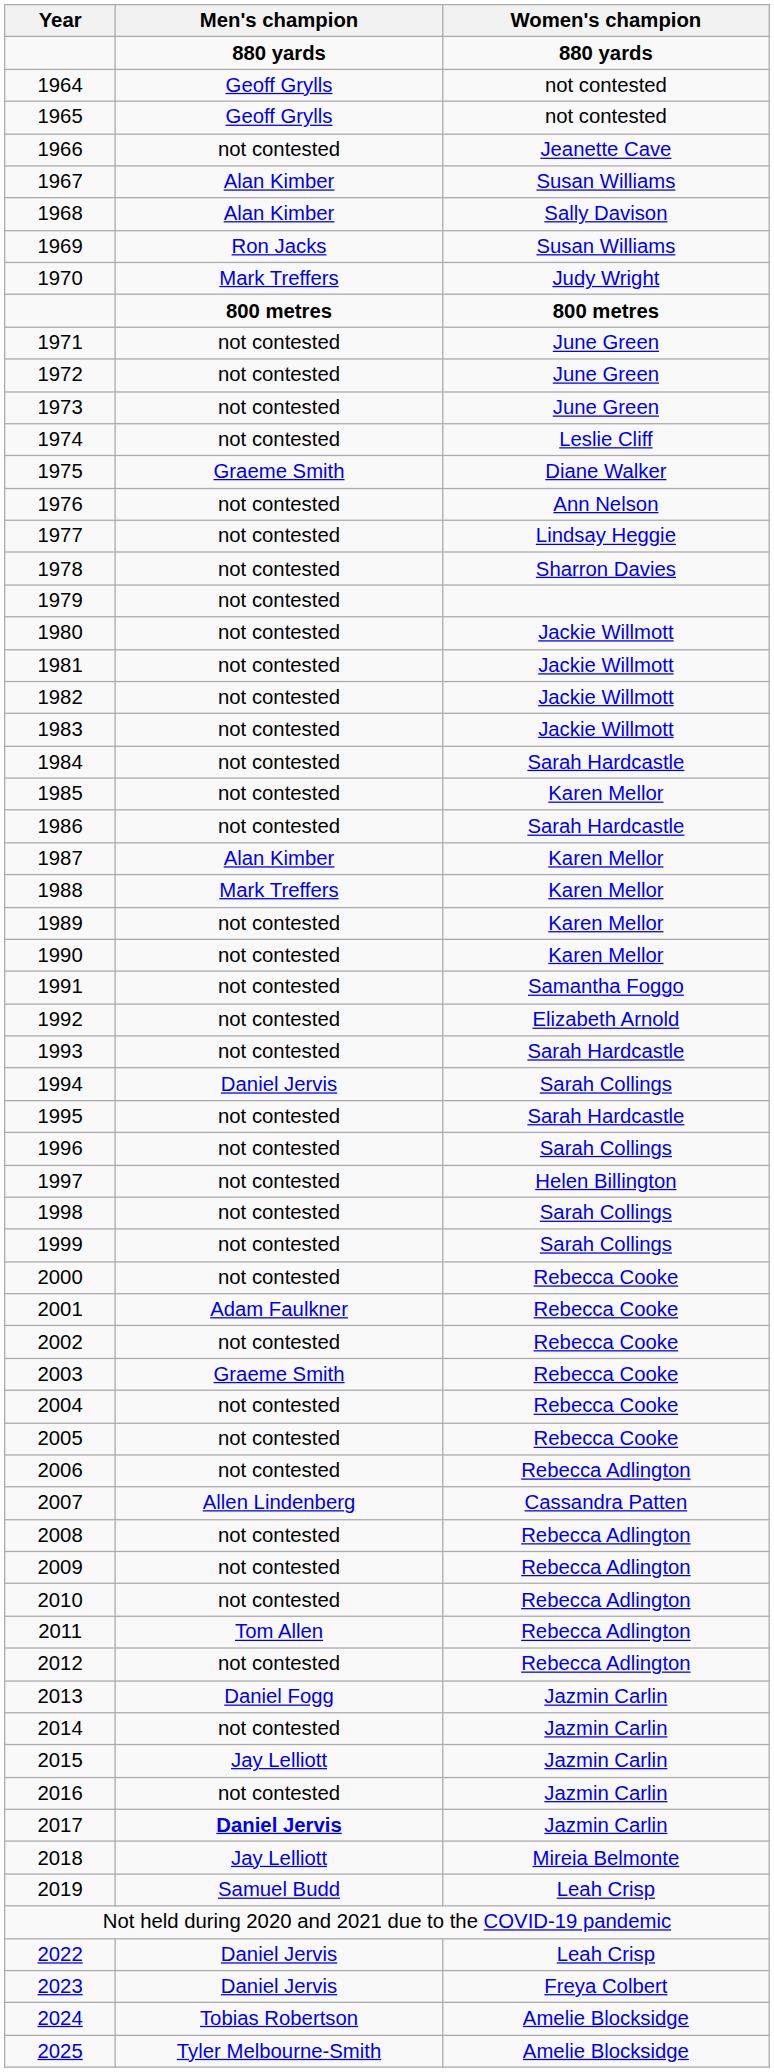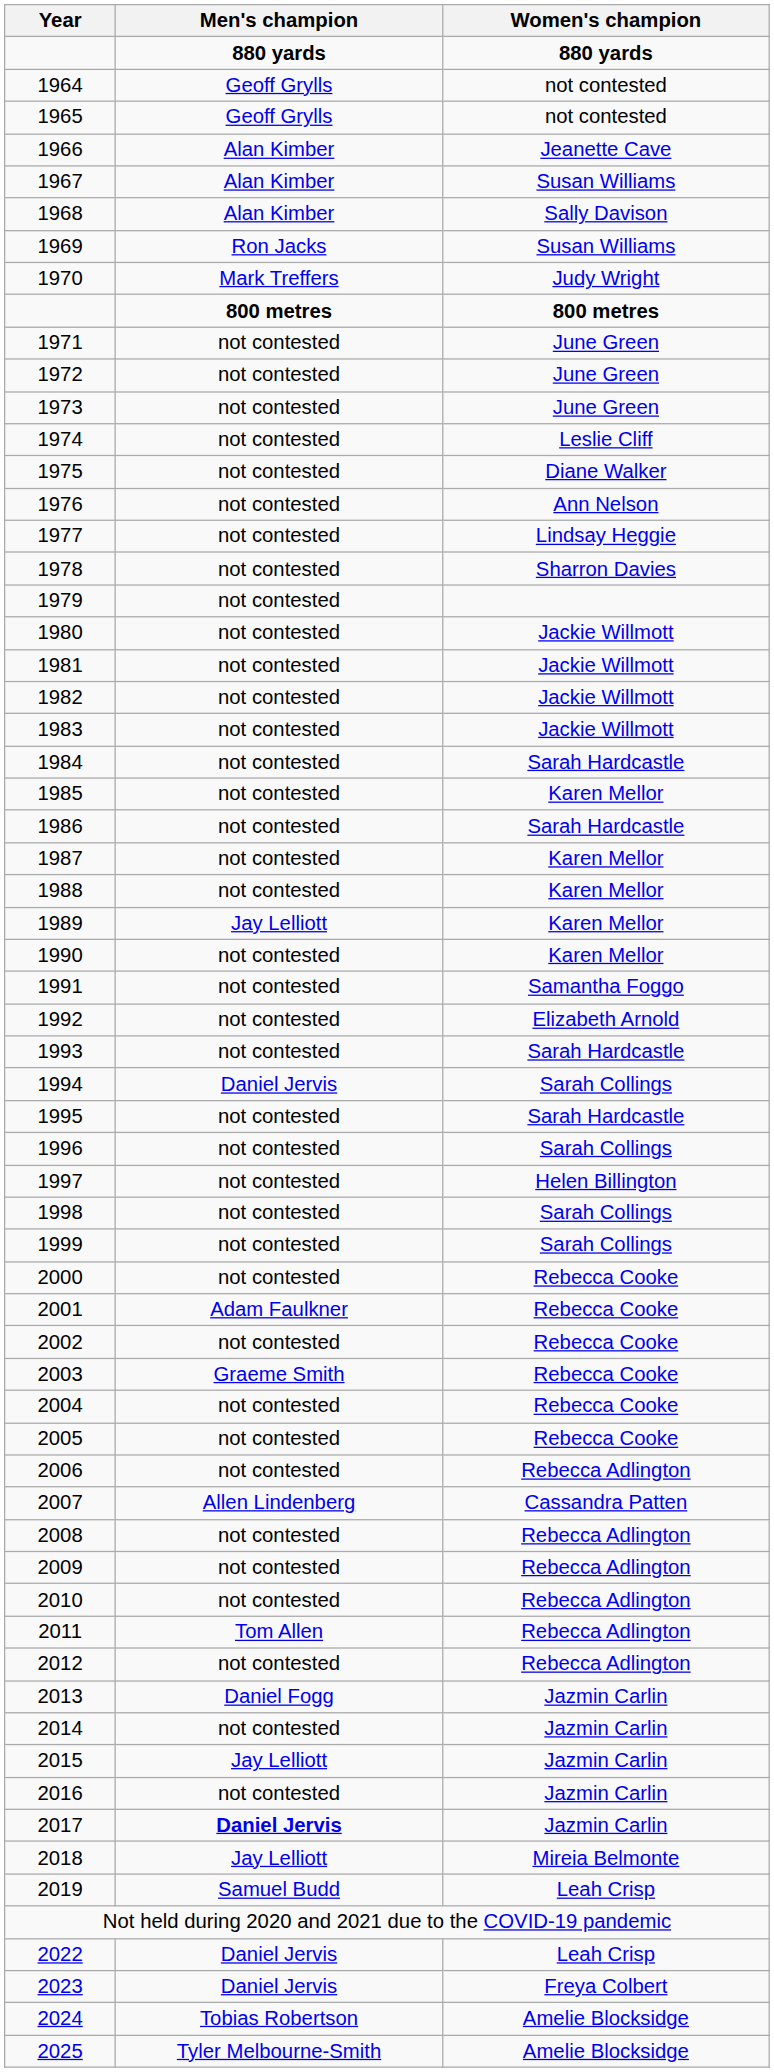(279, 149) not contested -> (279, 149) Alan Kimber
(279, 471) Graeme Smith -> (279, 471) not contested
(279, 858) Alan Kimber -> (279, 858) not contested
(279, 890) Mark Treffers -> (279, 890) not contested
(279, 922) not contested -> (279, 922) Jay Lelliott
